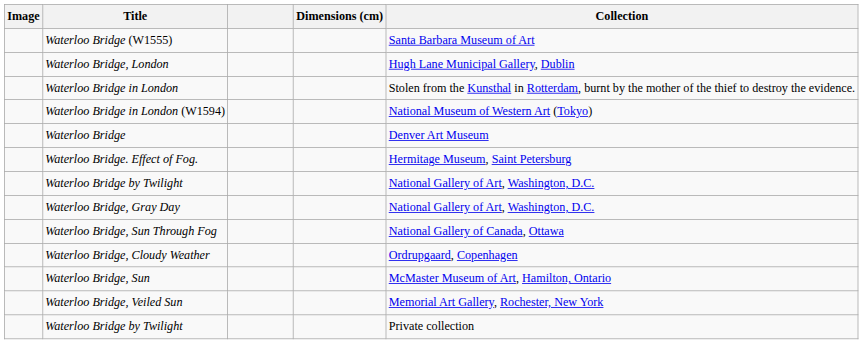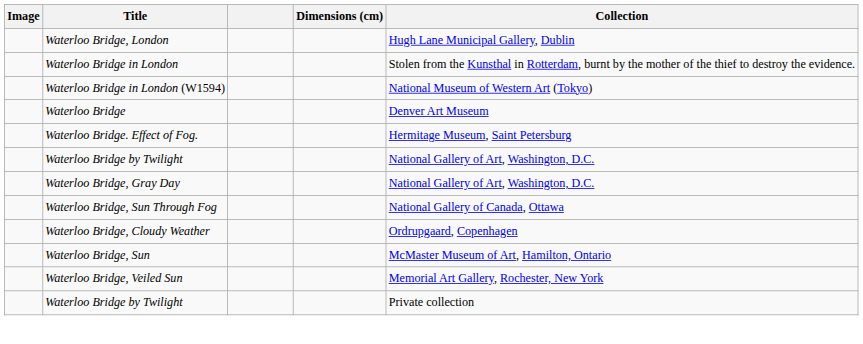- row: (23, 40)
